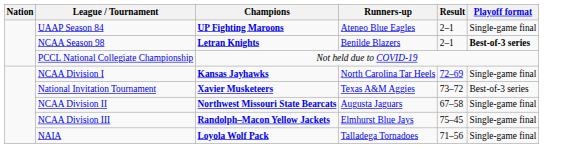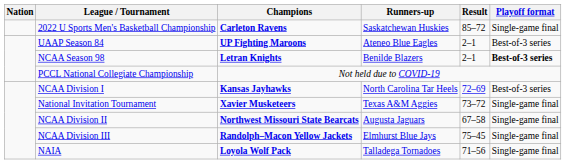+ row: (127, 28)
(503, 28) Single-game final -> (521, 43) Best-of-3 series
(503, 74) Single-game final -> (521, 89) Best-of-3 series
(499, 89) Best-of-3 series -> (525, 105) Single-game final
